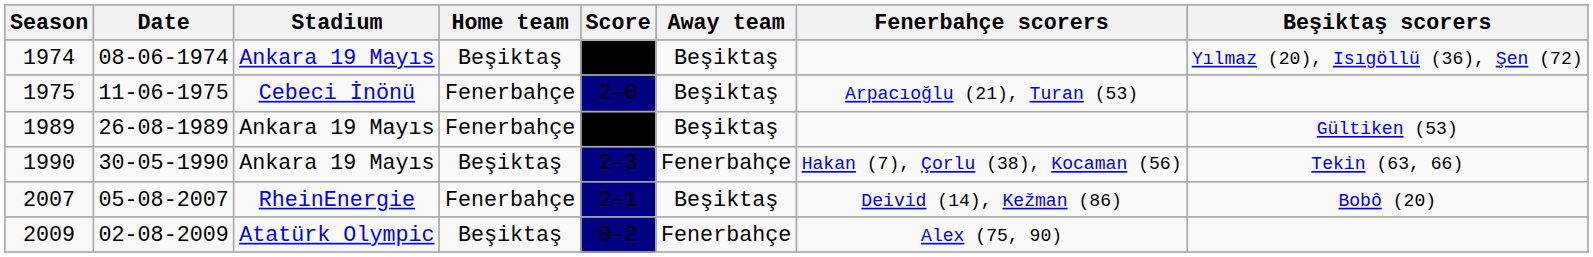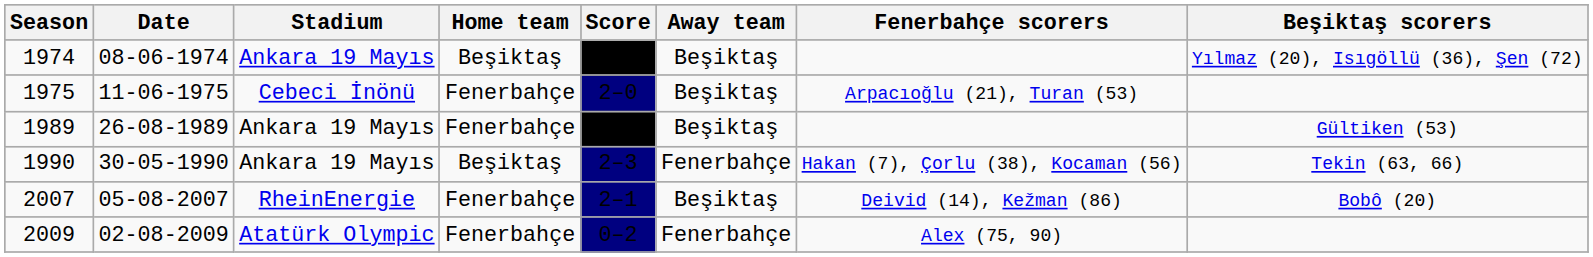(510, 235) Beşiktaş -> (510, 235) Fenerbahçe
